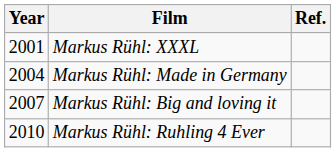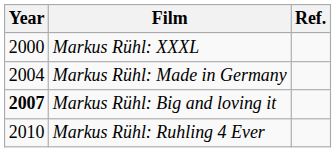(27, 47) 2001 -> (27, 47) 2000
(27, 103) normal -> (27, 103) bold
